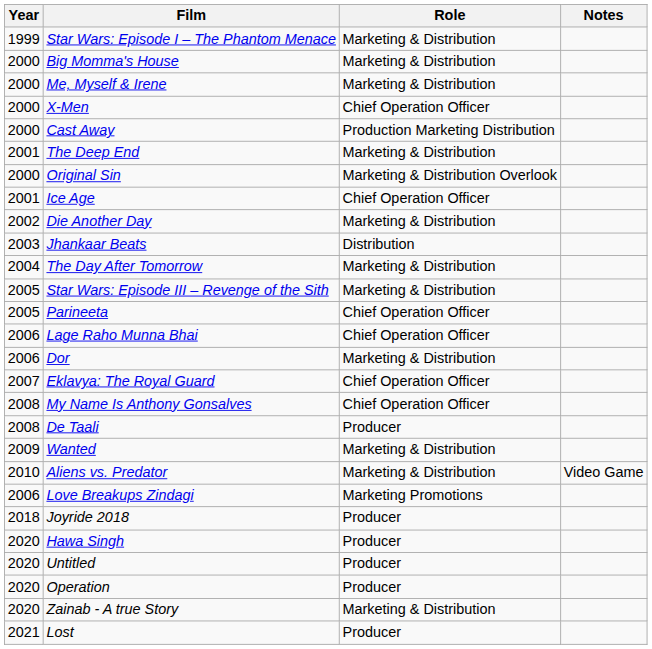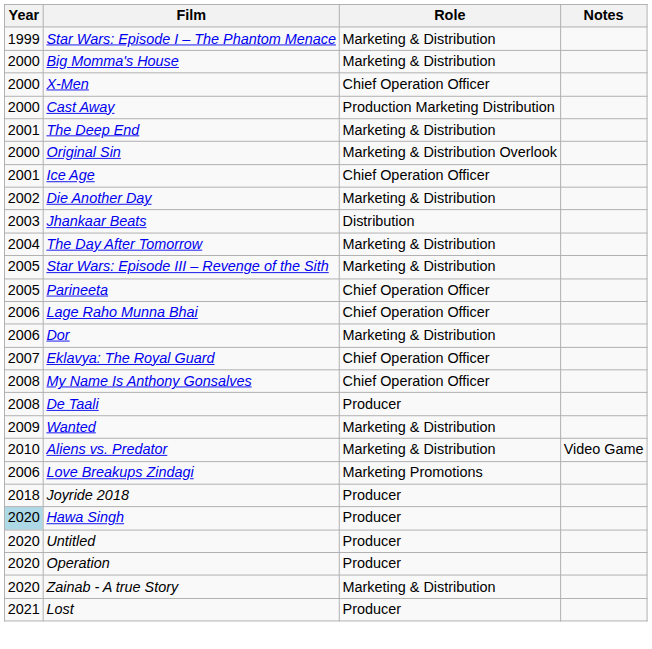- row: (106, 84)
(24, 541) no background -> (24, 518) lightblue background
